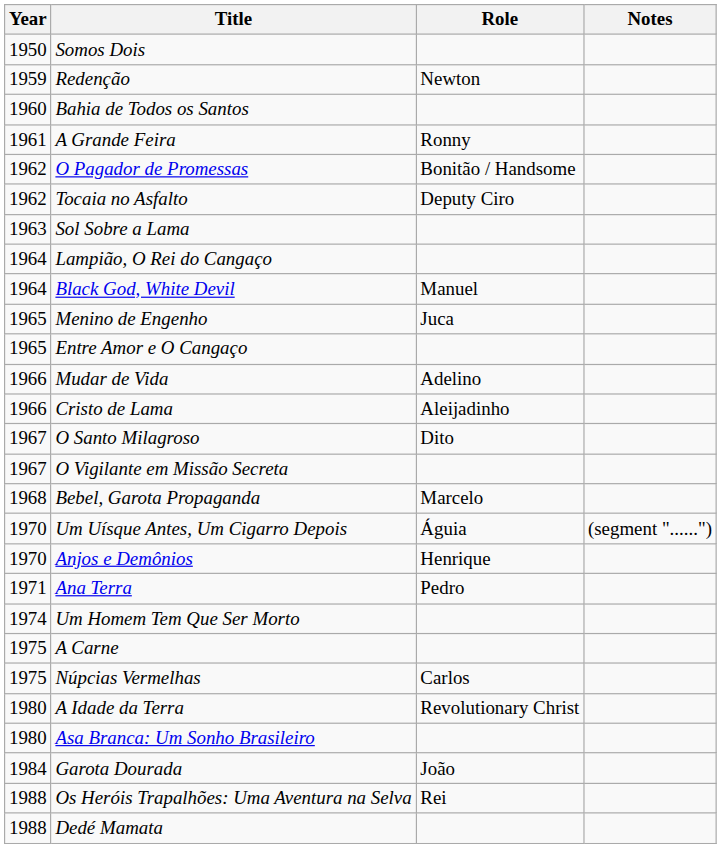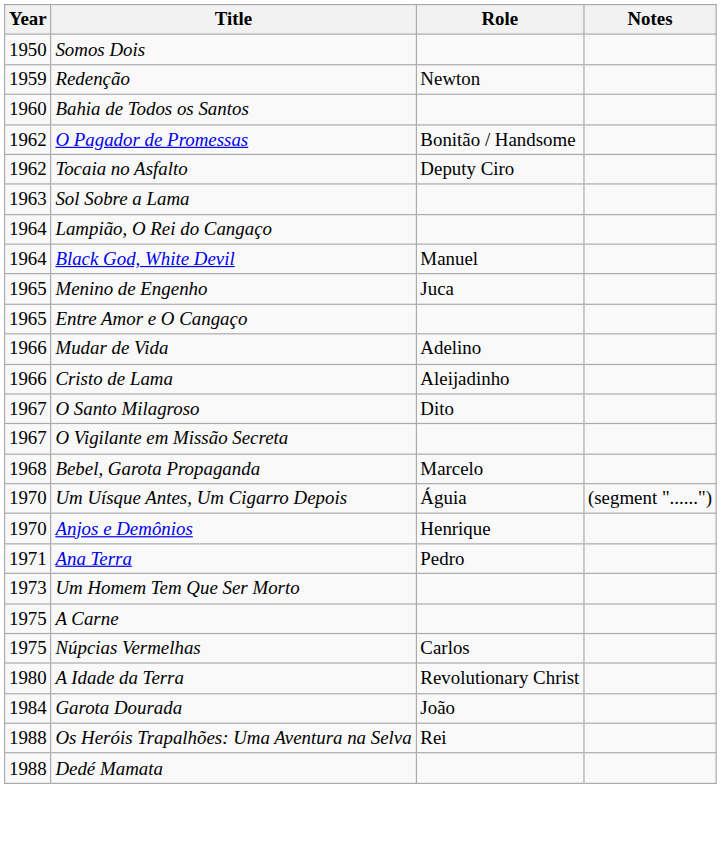- row: (116, 139)
(28, 618) 1974 -> (28, 588) 1973
- row: (185, 738)
